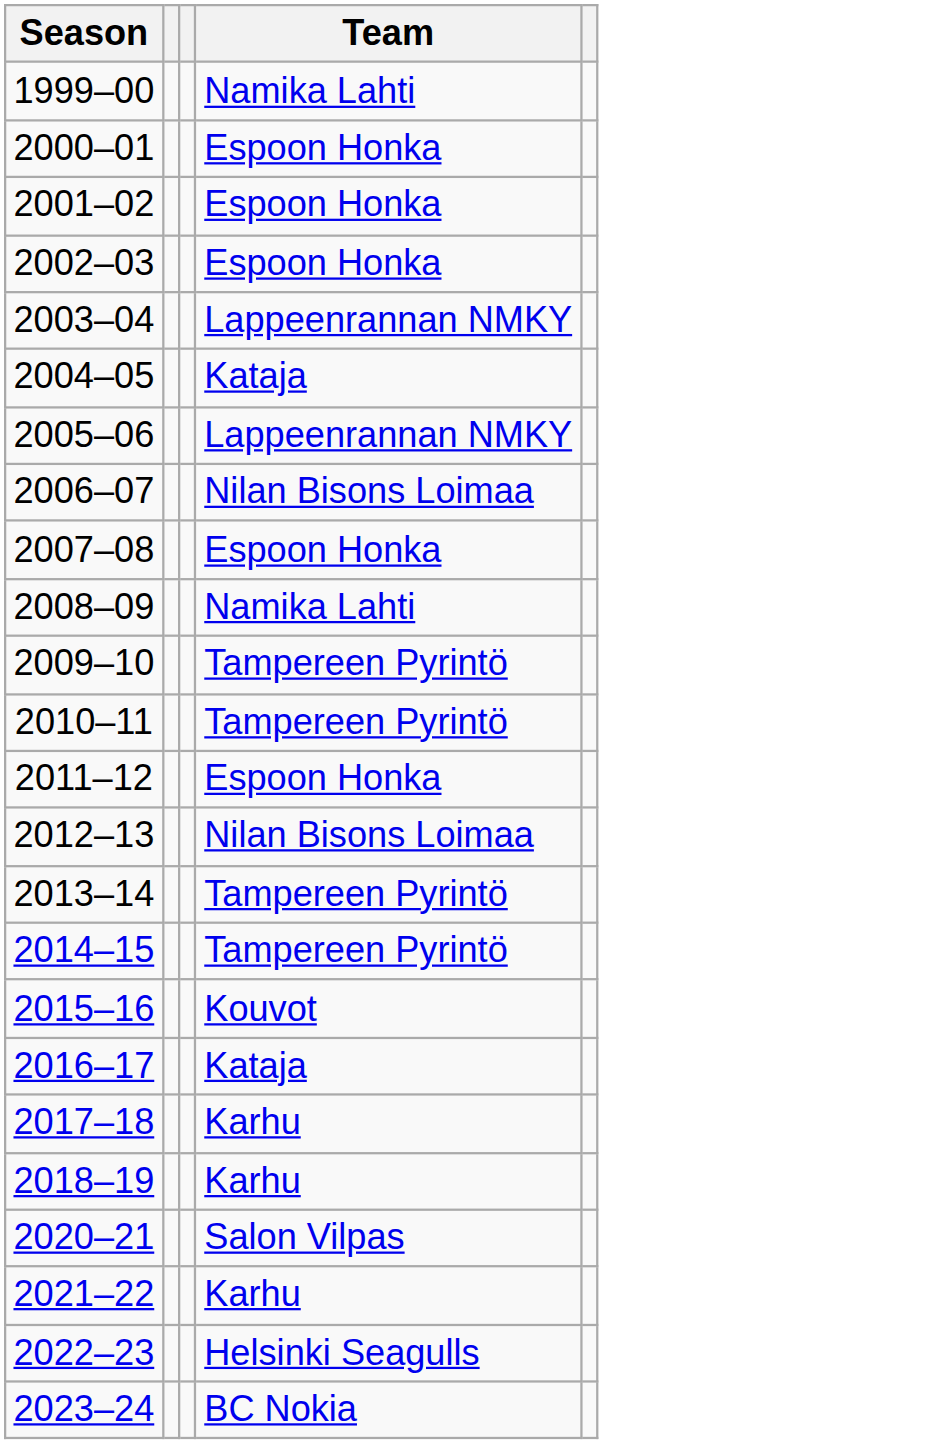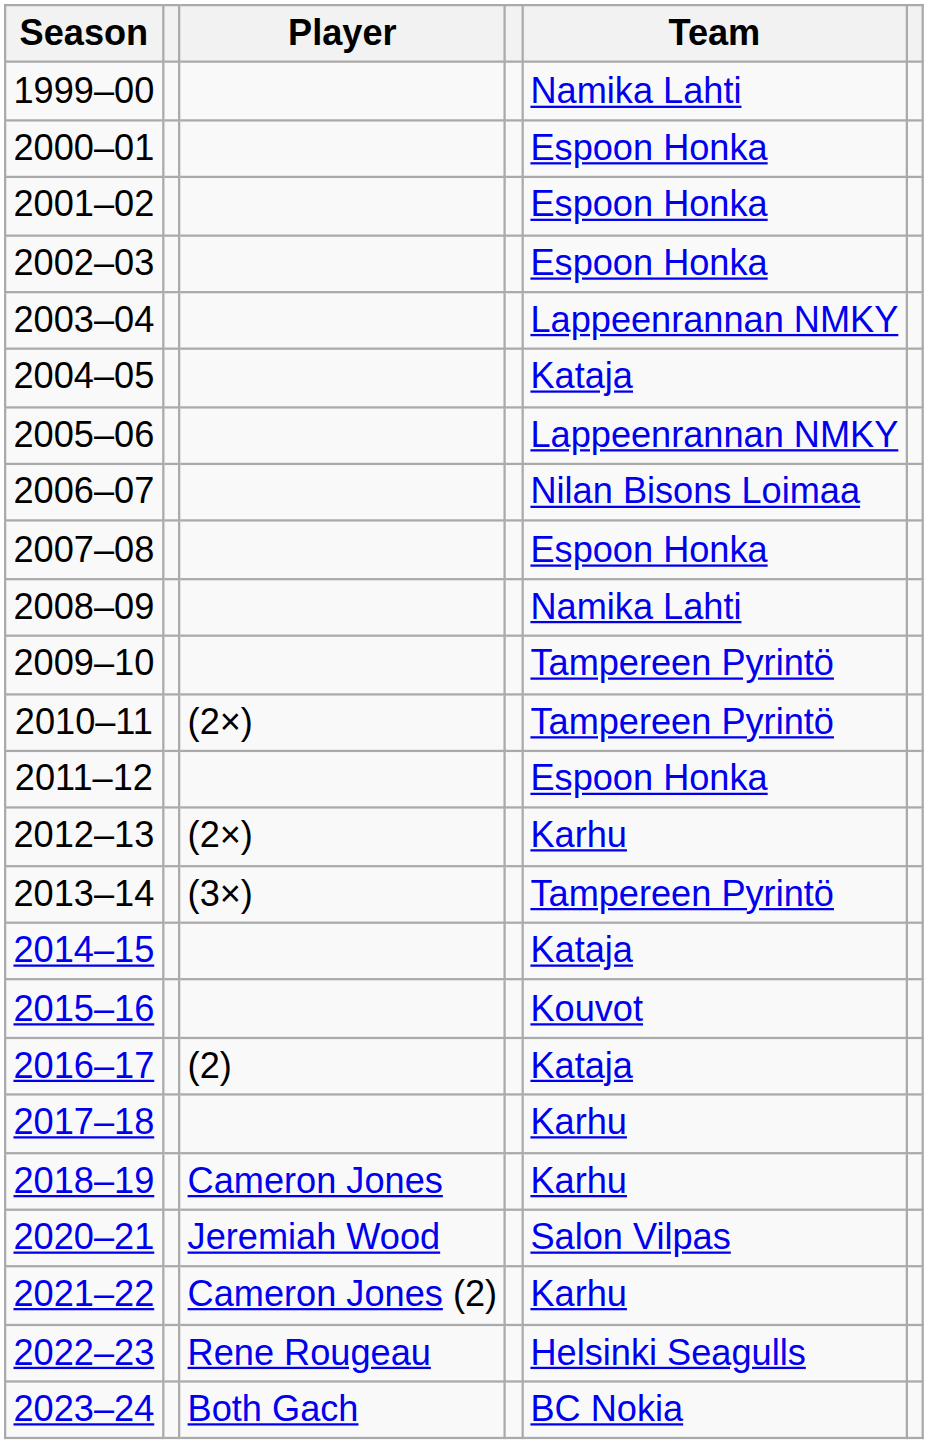+ column: (342, 33)
(369, 836) Nilan Bisons Loimaa -> (579, 836) Karhu
(356, 950) Tampereen Pyrintö -> (582, 950) Kataja
